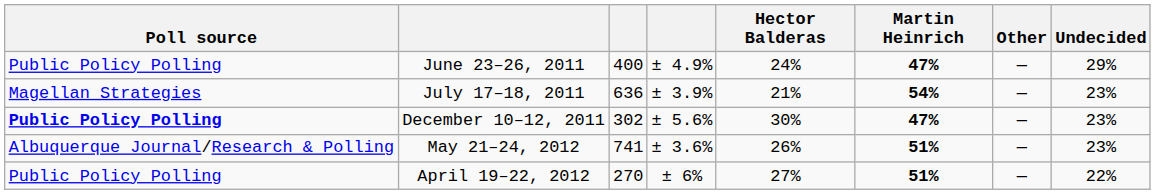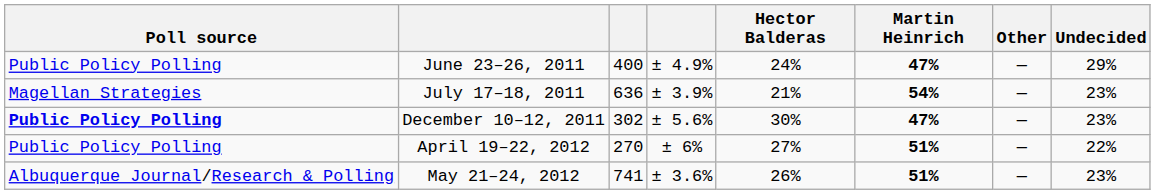rows swapped: (504, 176) <-> (504, 148)
